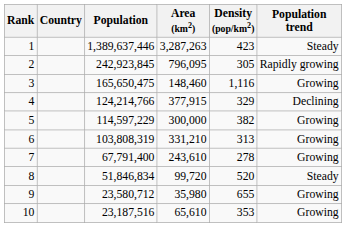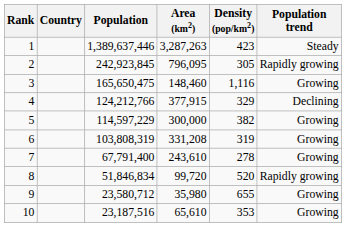(125, 102) 124,214,766 -> (125, 102) 124,212,766
(188, 139) 331,210 -> (188, 139) 331,208
(246, 139) 313 -> (246, 139) 319
(323, 176) Steady -> (299, 176) Rapidly growing
